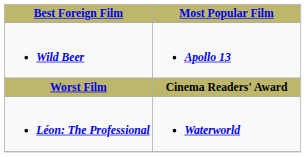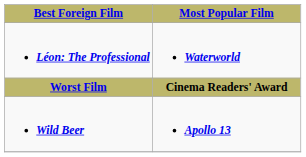rows swapped: (78, 131) <-> (78, 57)
